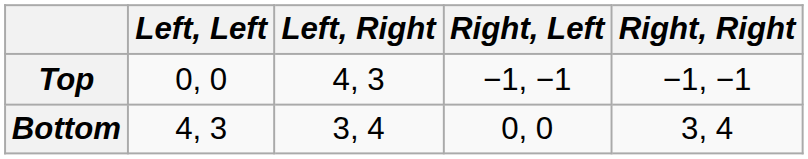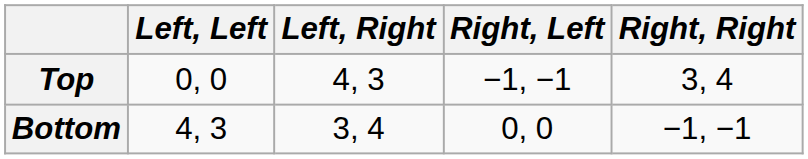(707, 78) −1, −1 -> (707, 78) 3, 4
(707, 128) 3, 4 -> (707, 128) −1, −1
